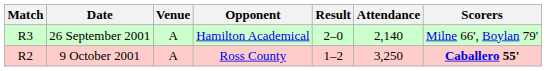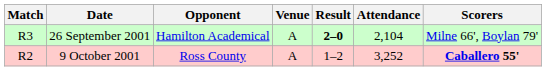columns swapped: (253, 14) <-> (173, 14)
(333, 35) normal -> (333, 35) bold
(388, 35) 2,140 -> (388, 35) 2,104
(388, 55) 3,250 -> (388, 55) 3,252
